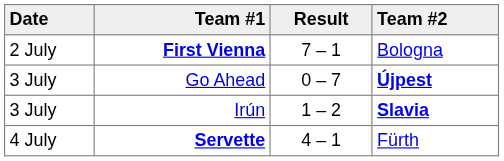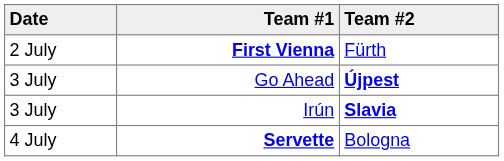- column: (321, 19)
(410, 49) Bologna -> (365, 49) Fürth
(398, 140) Fürth -> (377, 140) Bologna
